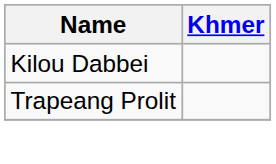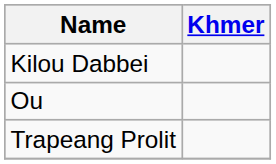+ row: (27, 101)
